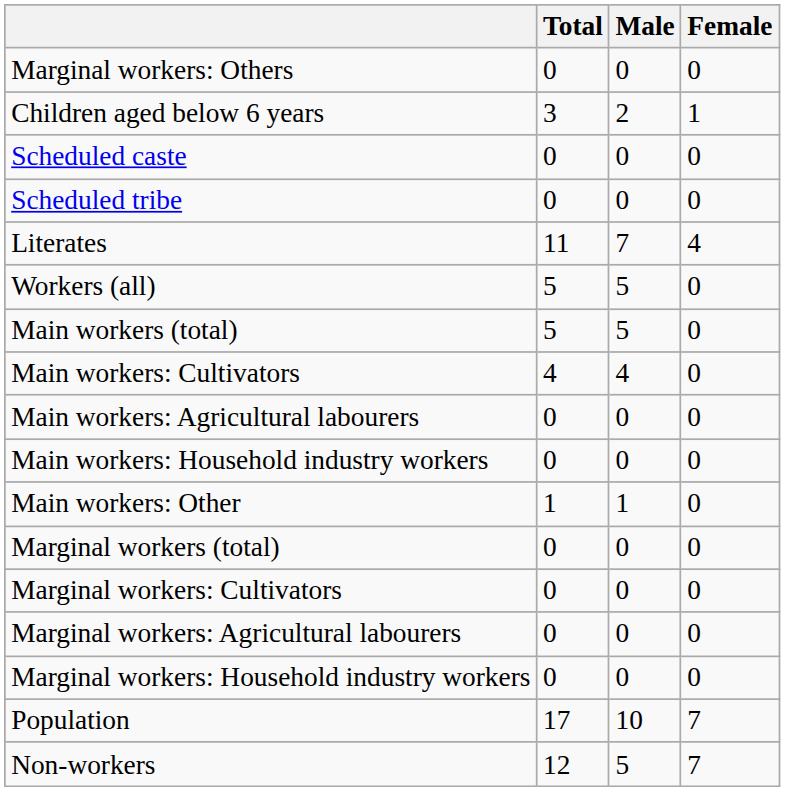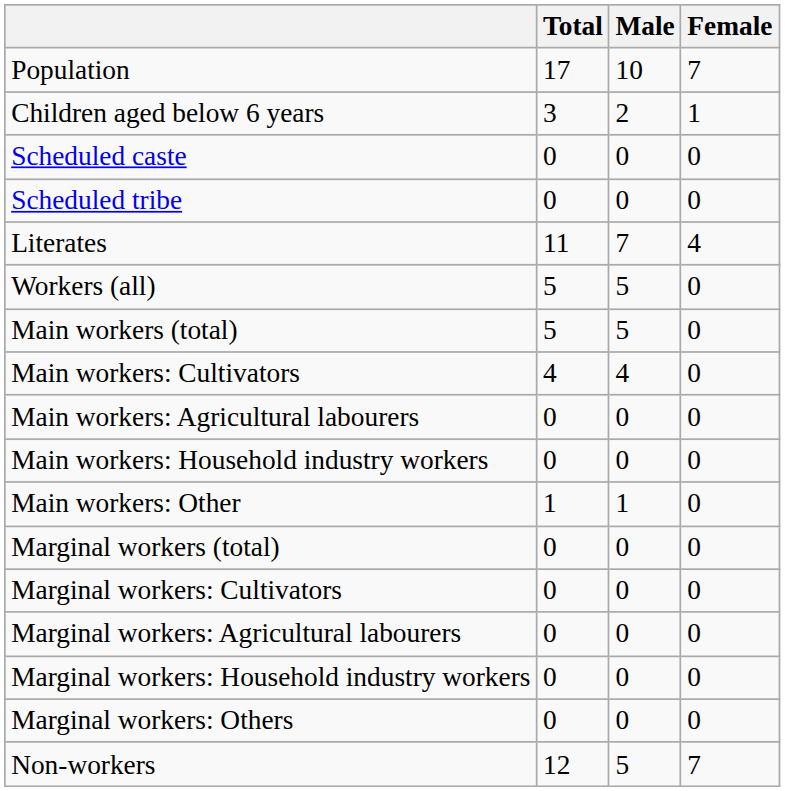rows swapped: (70, 720) <-> (152, 69)
